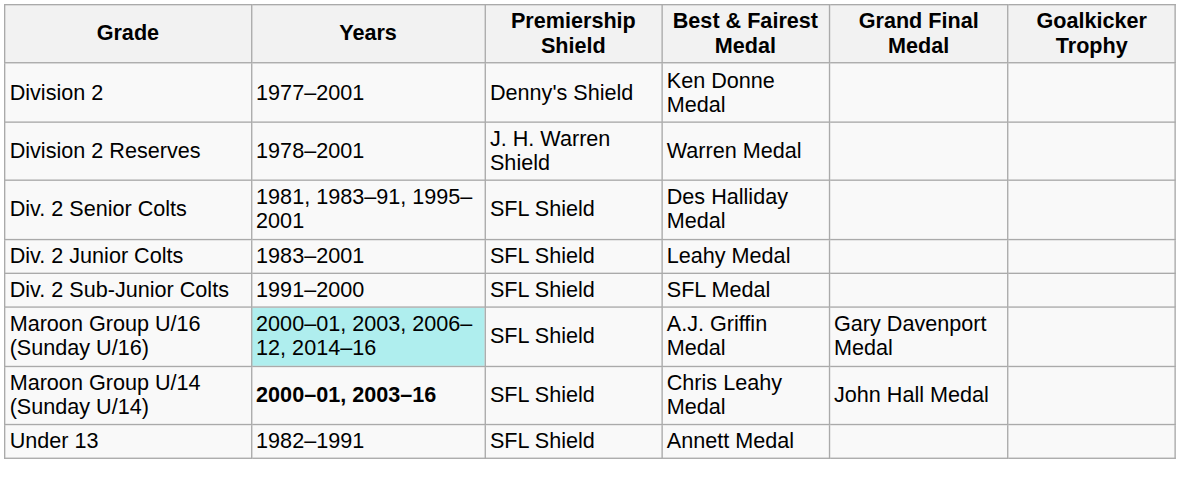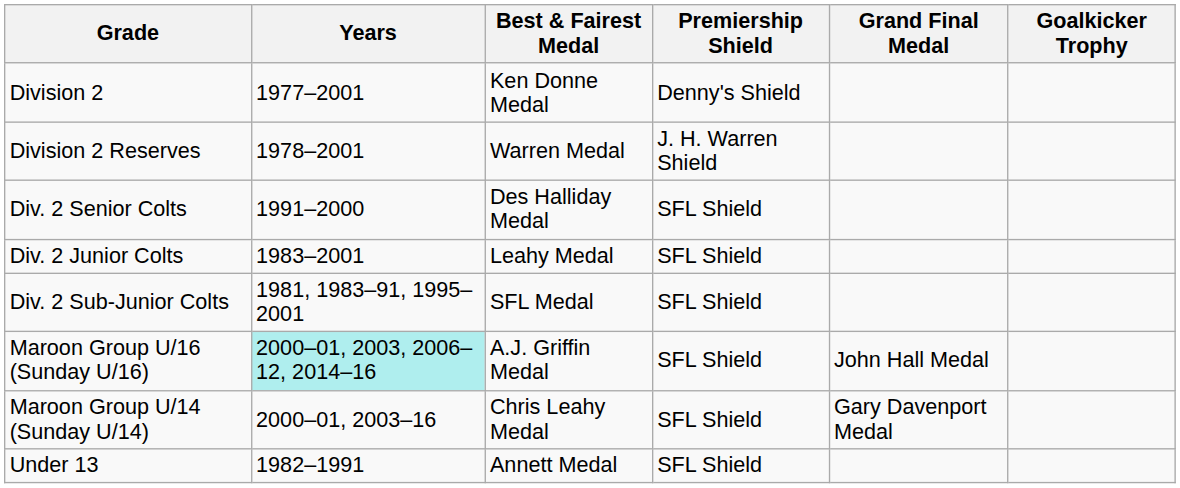columns swapped: (573, 33) <-> (745, 33)
(364, 209) 1981, 1983–91, 1995–2001 -> (310, 209) 1991–2000
(310, 290) 1991–2000 -> (364, 302) 1981, 1983–91, 1995–2001
(910, 336) Gary Davenport Medal -> (911, 360) John Hall Medal
(346, 395) bold -> (346, 419) normal
(911, 395) John Hall Medal -> (910, 419) Gary Davenport Medal
